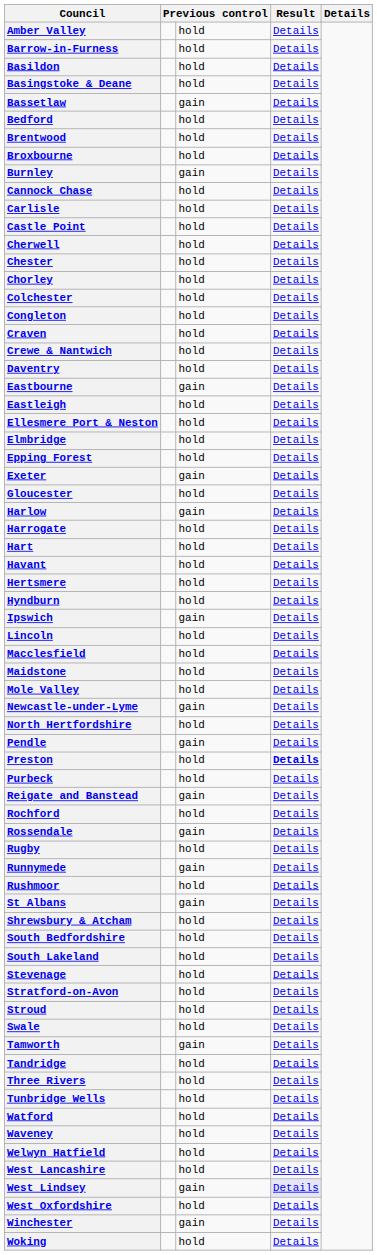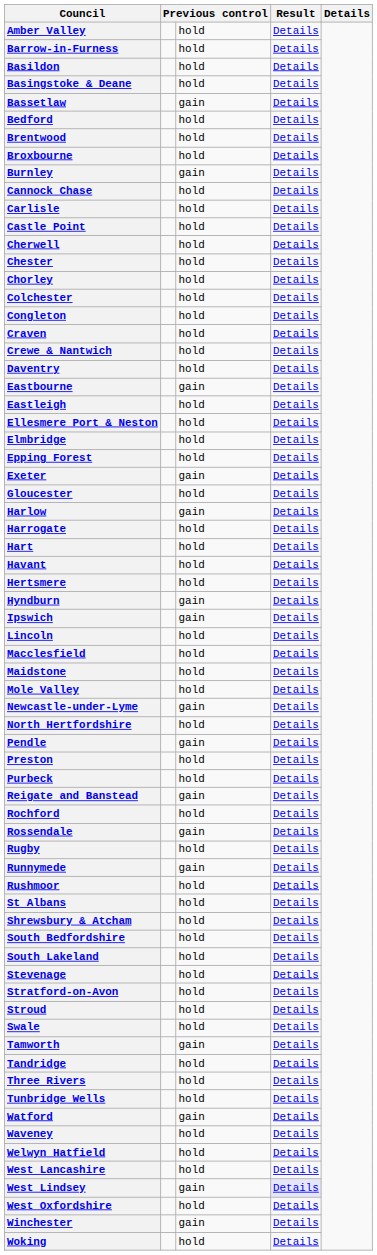(192, 601) hold -> (192, 601) gain
(296, 761) bold -> (296, 761) normal
(192, 903) gain -> (192, 903) hold
(192, 1117) hold -> (192, 1117) gain
